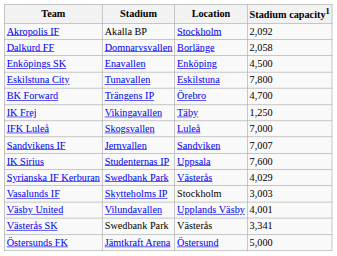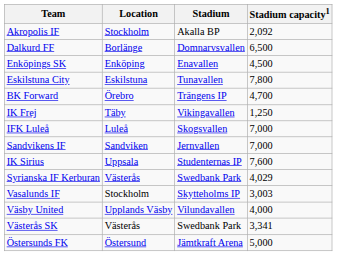columns swapped: (211, 13) <-> (139, 13)
(261, 47) 2,058 -> (261, 47) 6,500
(261, 145) 7,007 -> (261, 145) 7,000
(261, 210) 4,001 -> (261, 210) 4,000
